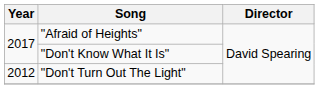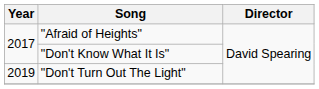(21, 73) 2012 -> (21, 73) 2019
